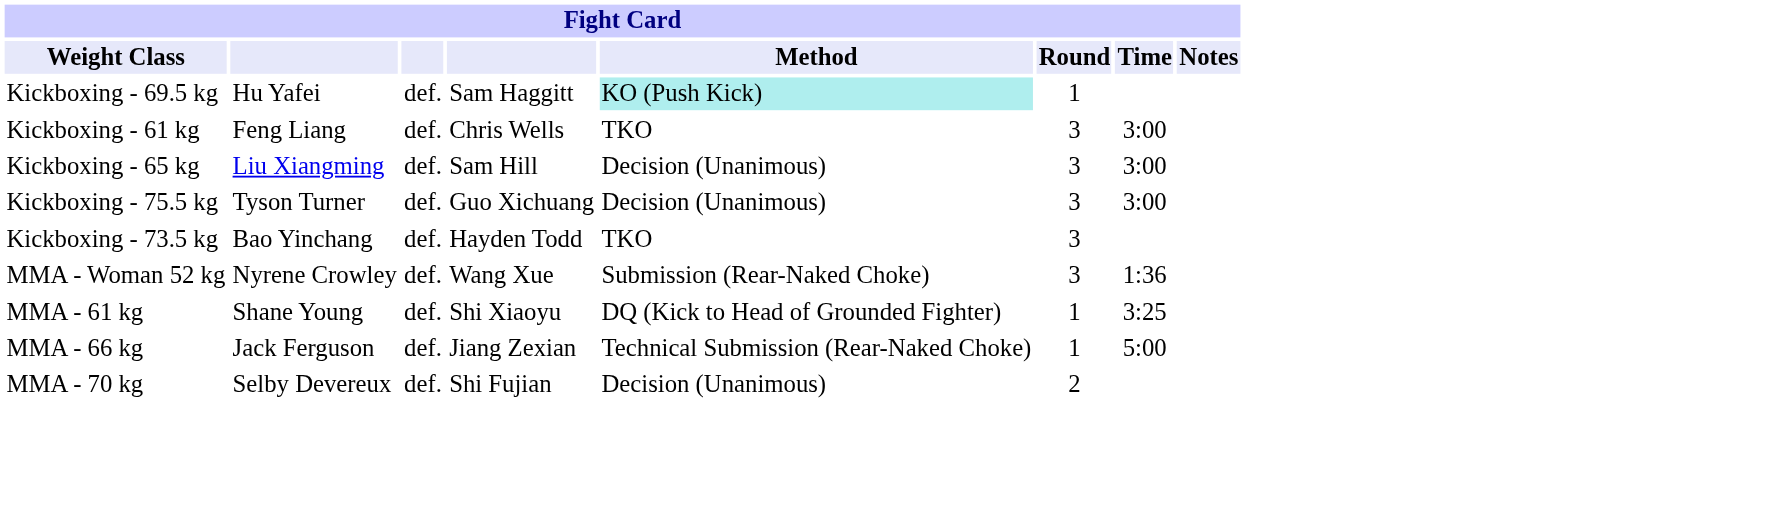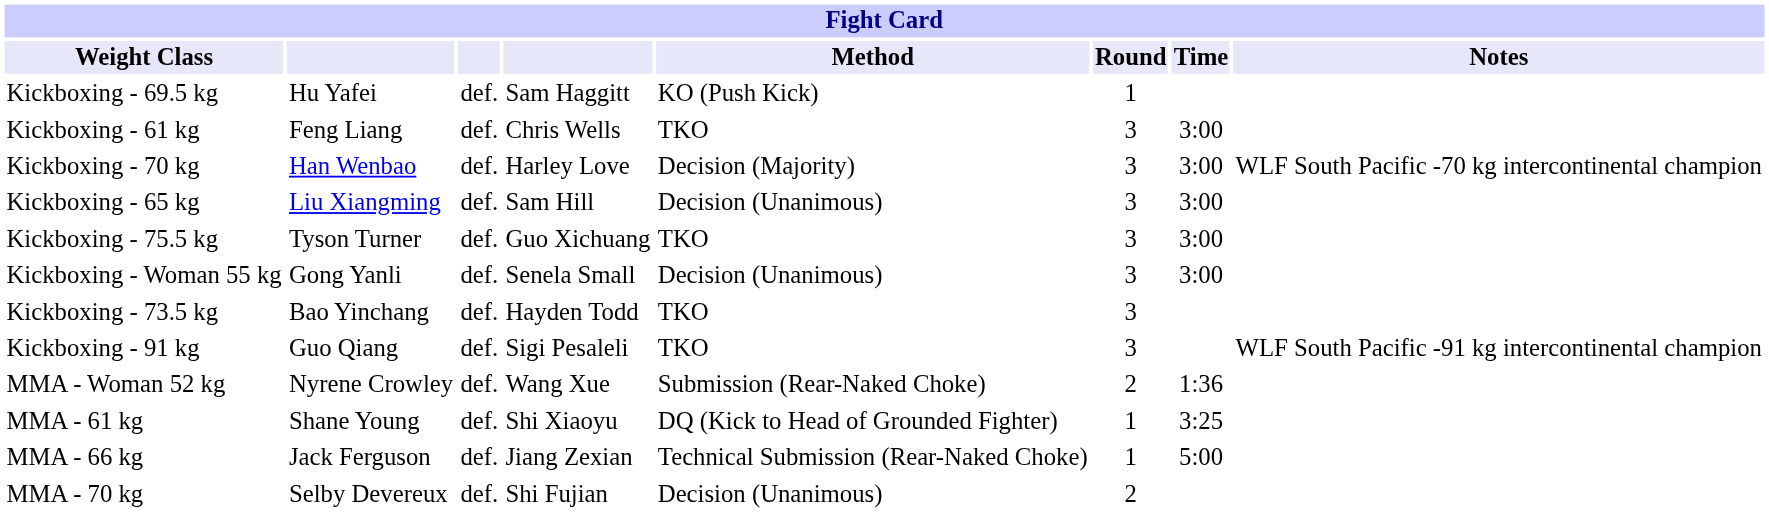(682, 93) paleturquoise background -> (738, 93) no background
+ row: (103, 166)
(714, 202) Decision (Unanimous) -> (683, 239) TKO
+ row: (144, 275)
+ row: (103, 348)
(1074, 275) 3 -> (1131, 384) 2
